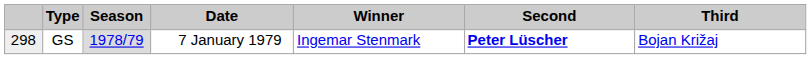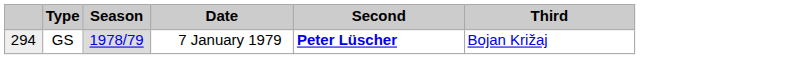- column: (379, 16)
(23, 41) 298 -> (23, 41) 294
